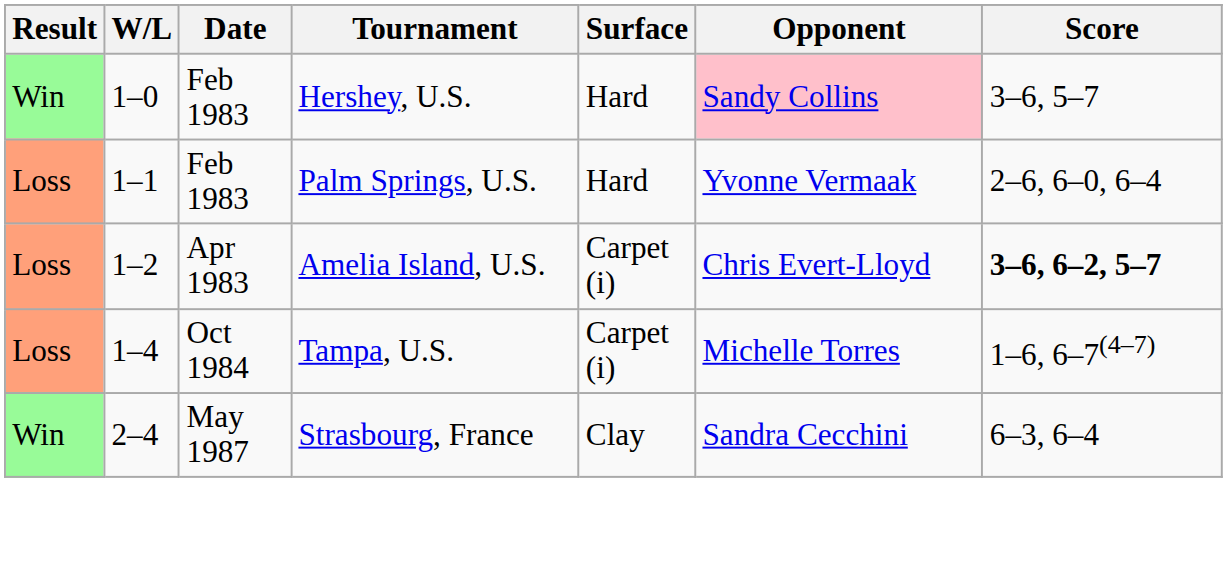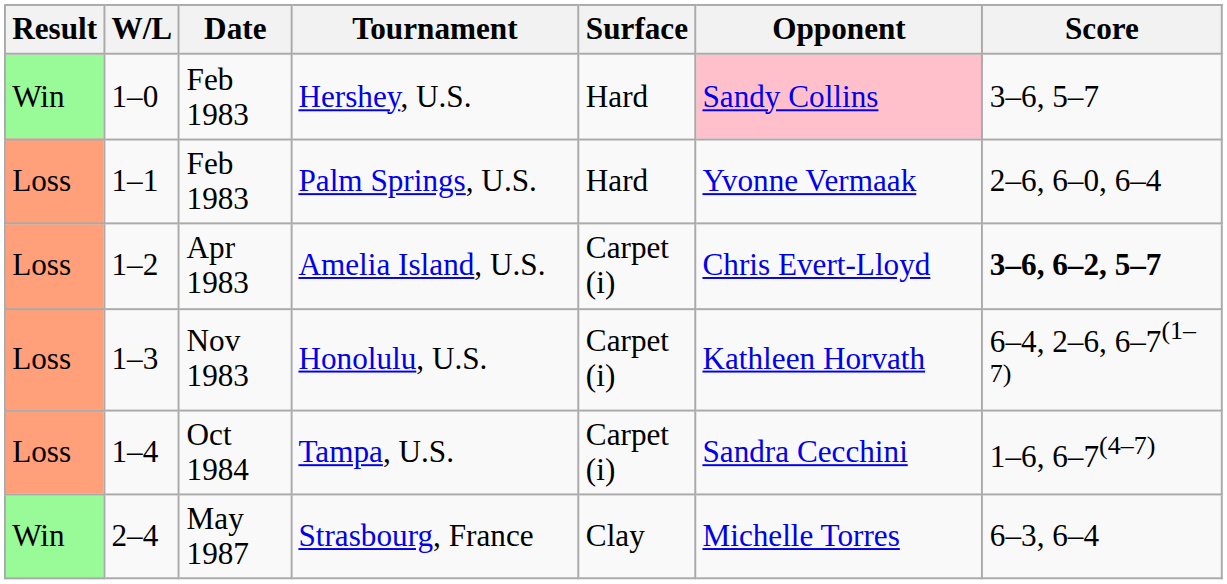+ row: (393, 358)
(801, 350) Michelle Torres -> (805, 451) Sandra Cecchini
(805, 434) Sandra Cecchini -> (801, 536) Michelle Torres
